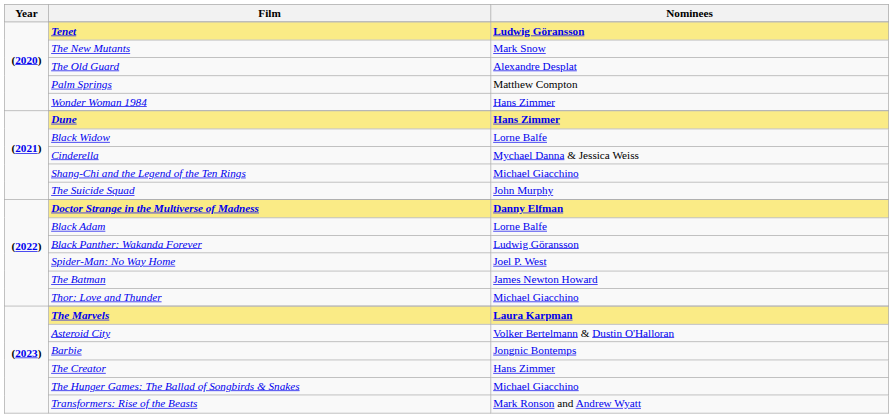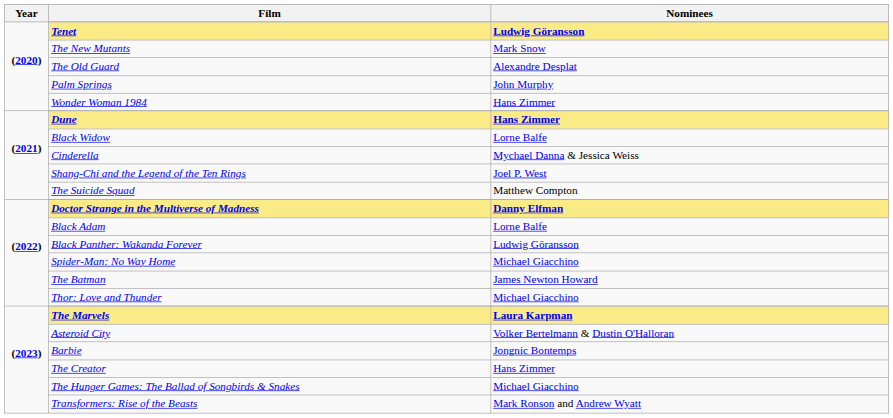(535, 84) Matthew Compton -> (523, 84) John Murphy
(536, 173) Michael Giacchino -> (520, 173) Joel P. West
(523, 191) John Murphy -> (535, 191) Matthew Compton
(520, 262) Joel P. West -> (536, 262) Michael Giacchino
